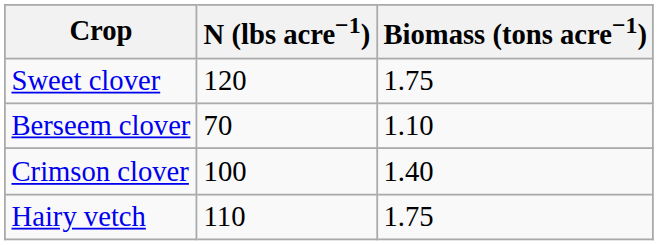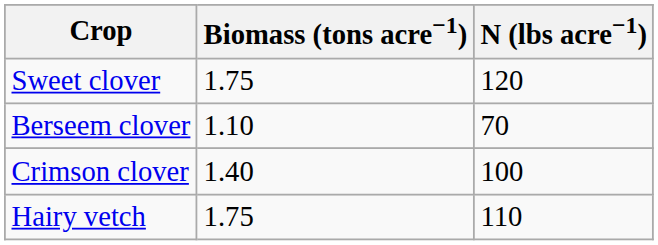columns swapped: (515, 31) <-> (287, 31)
